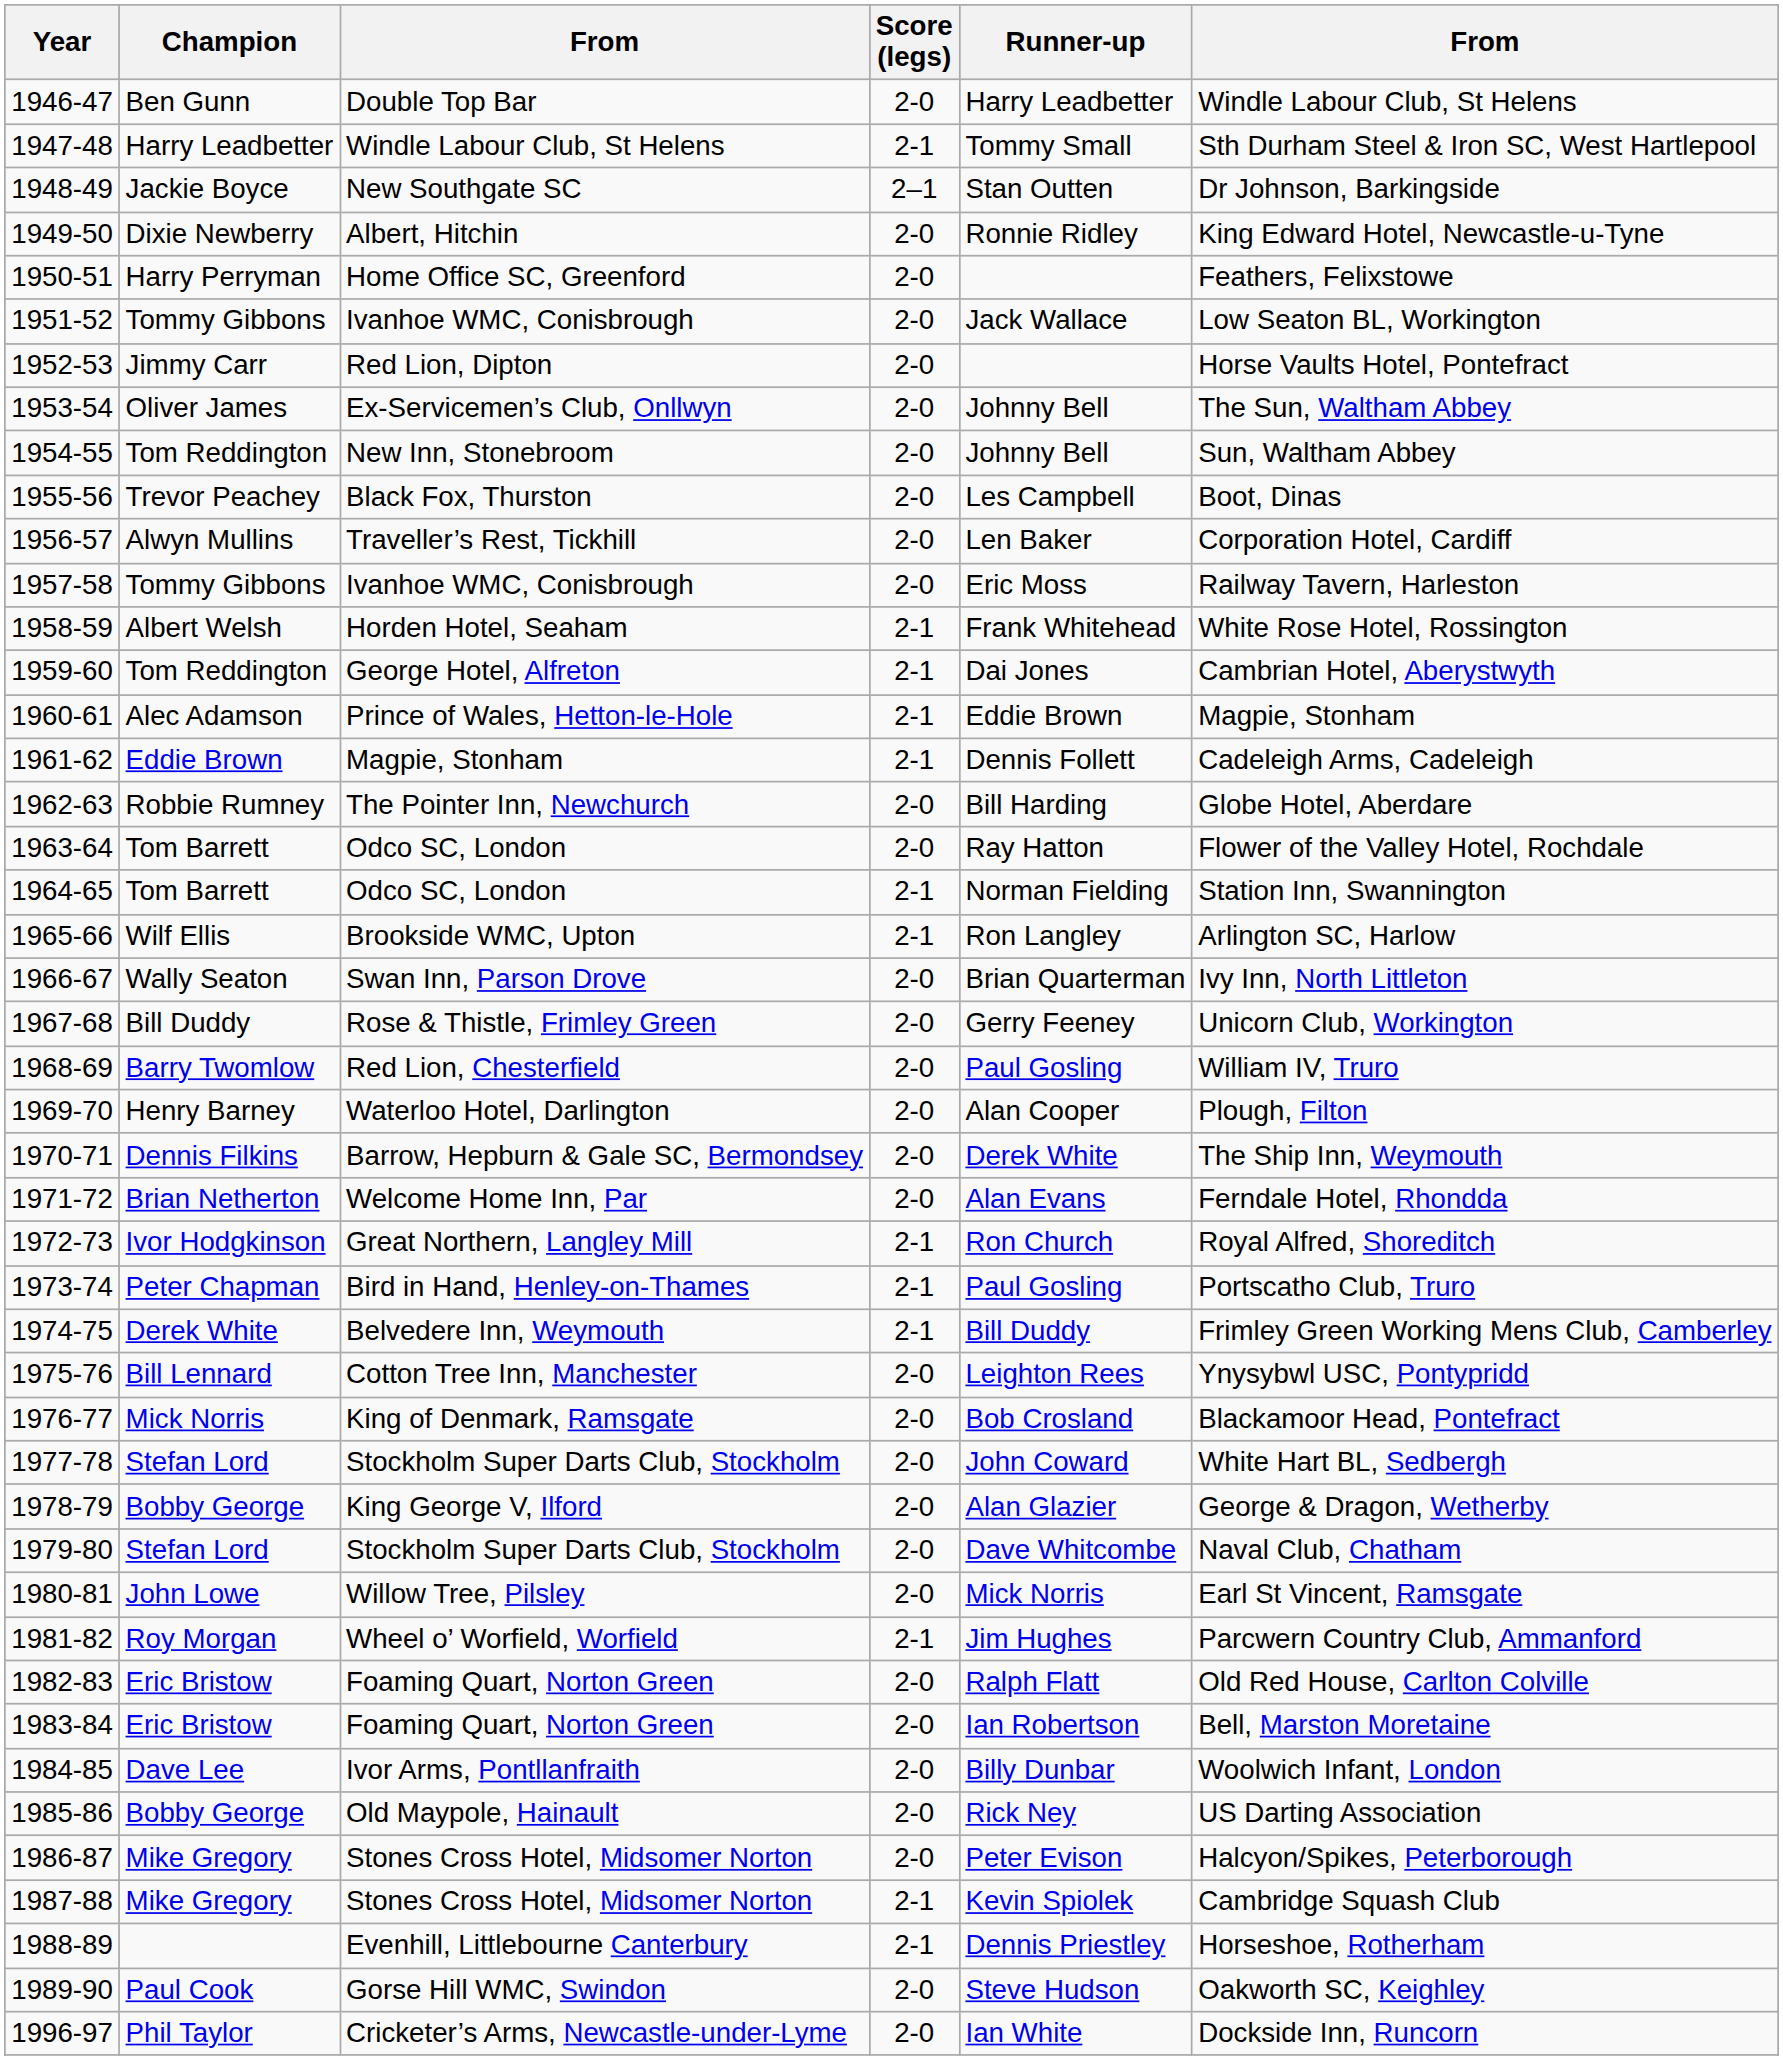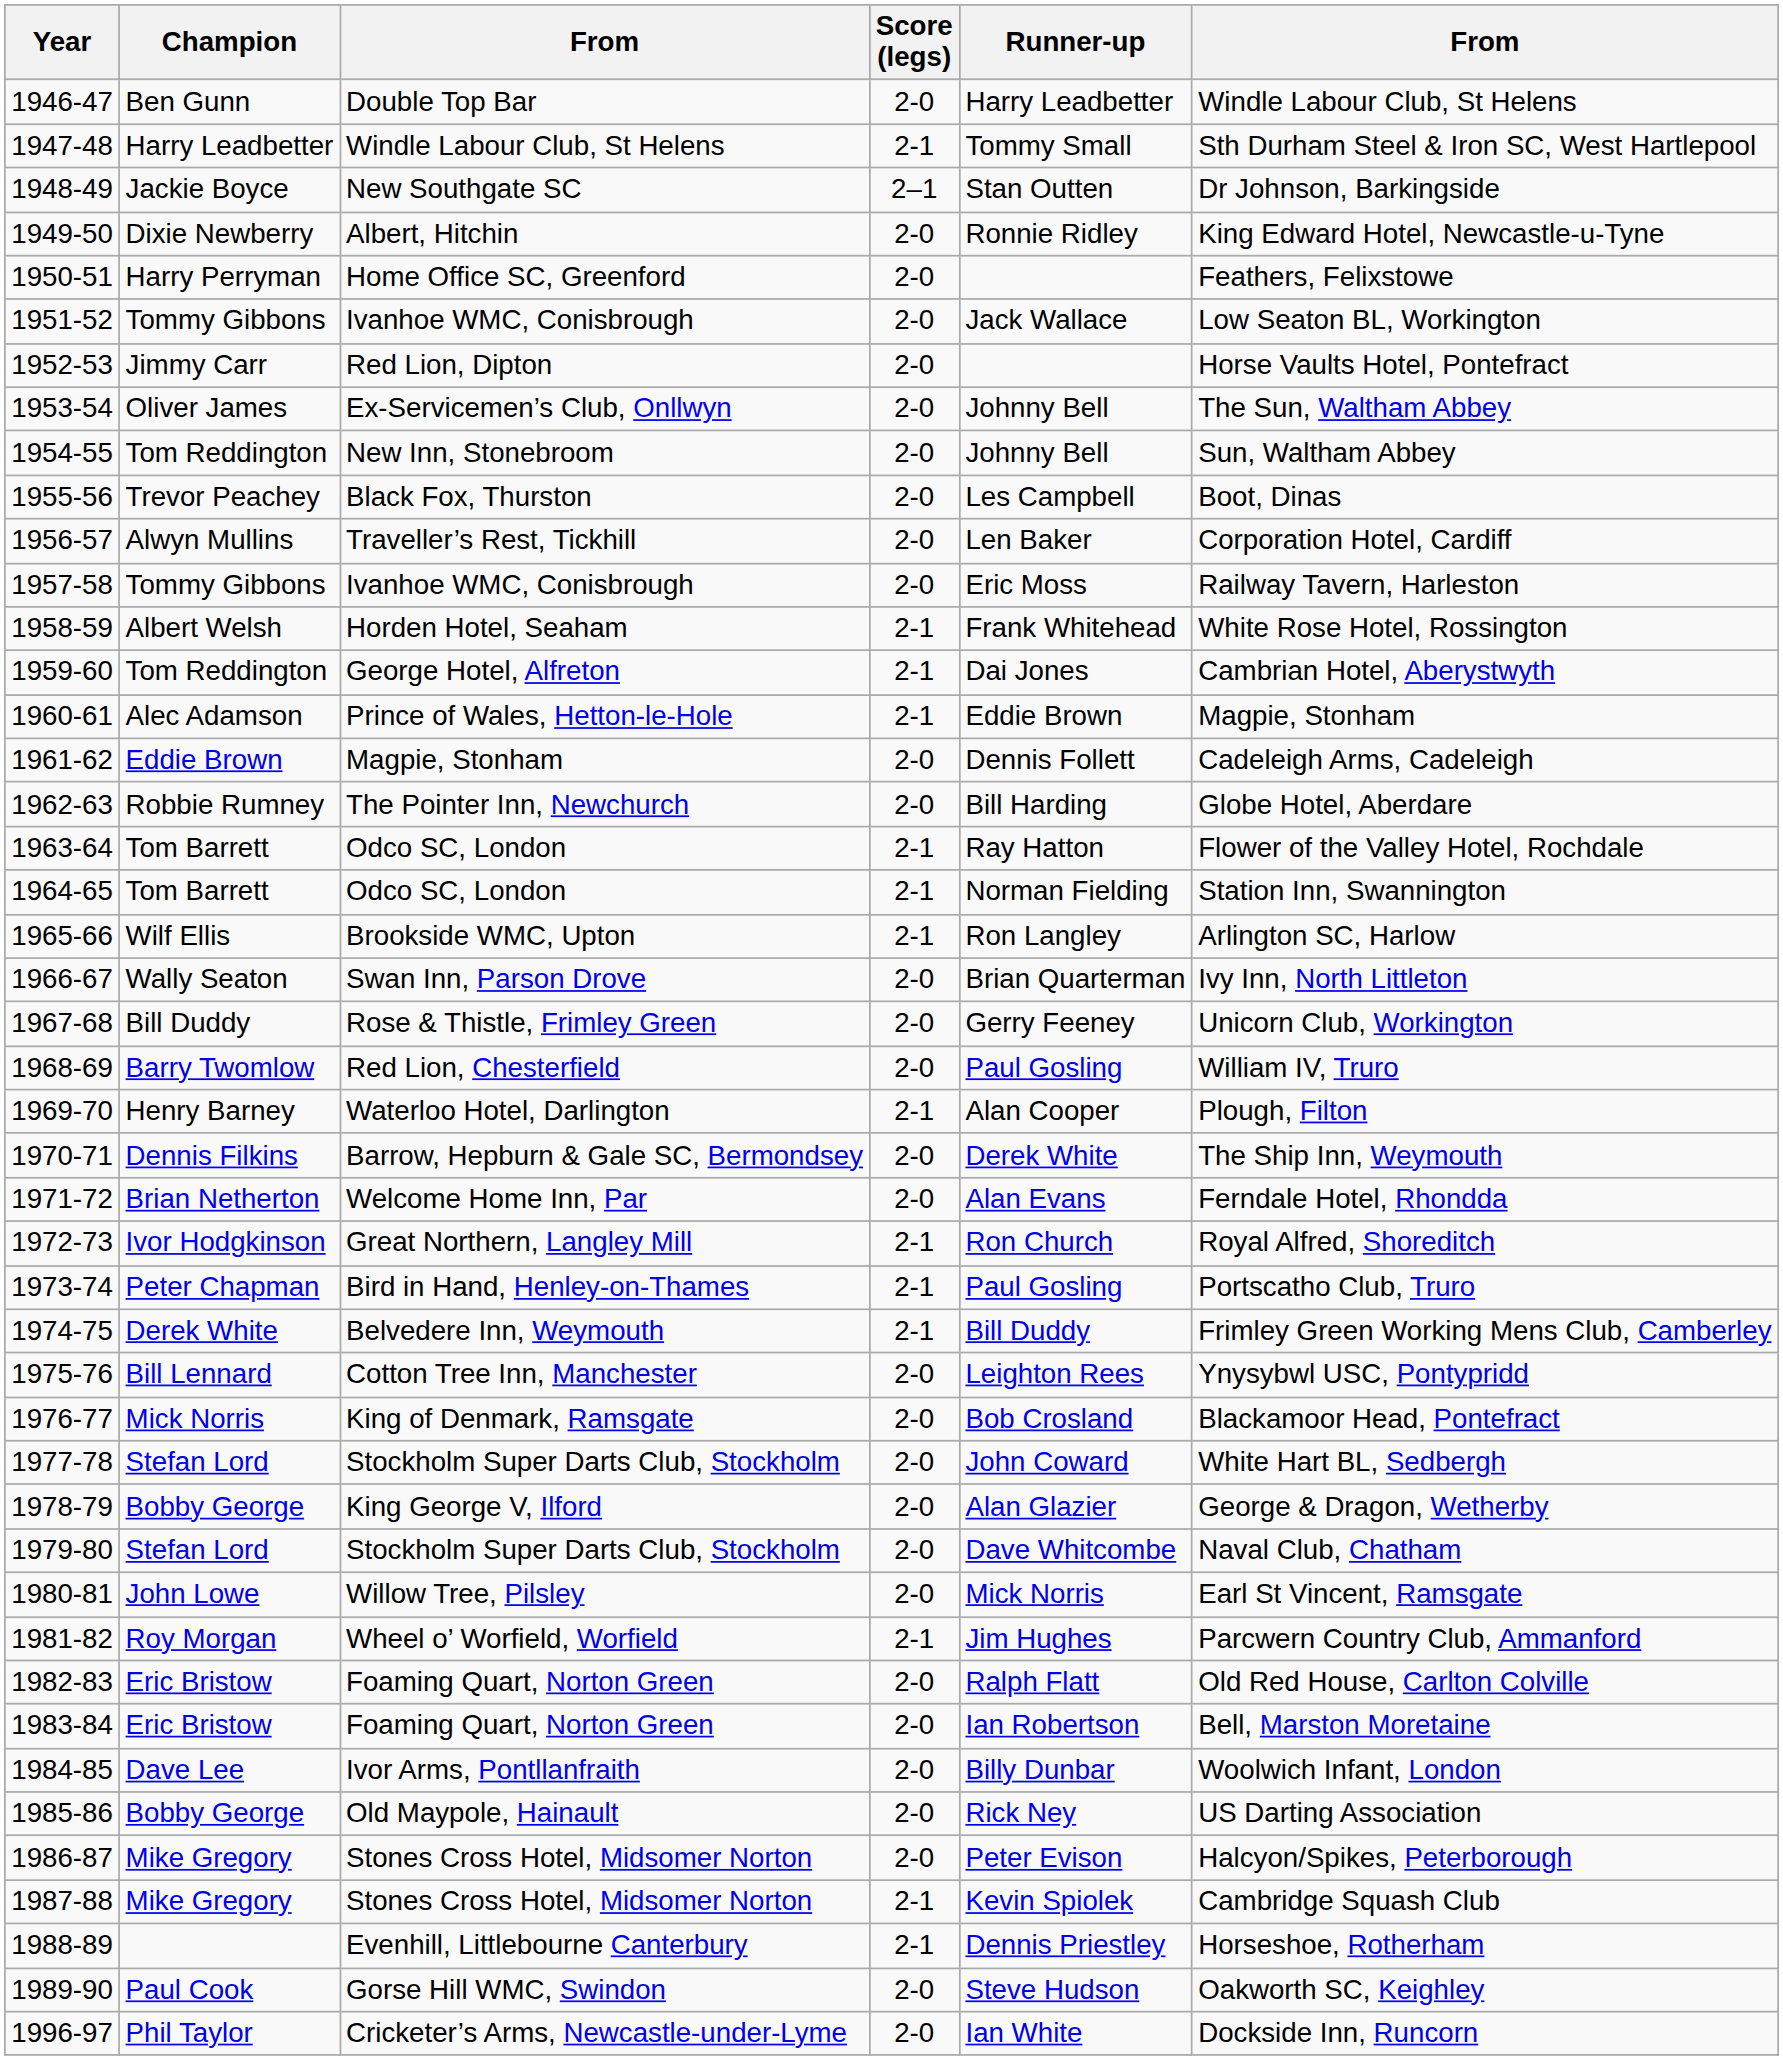(914, 759) 2-1 -> (914, 759) 2-0
(914, 847) 2-0 -> (914, 847) 2-1
(914, 1111) 2-0 -> (914, 1111) 2-1
